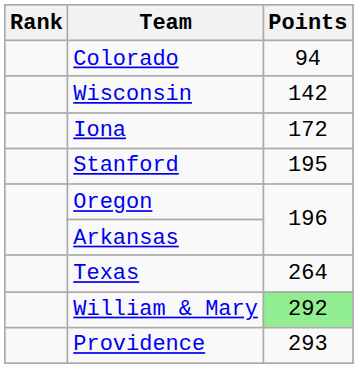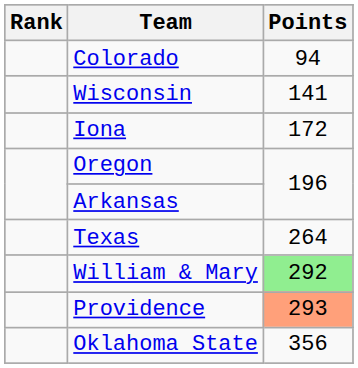(308, 94) 142 -> (308, 94) 141
- row: (126, 166)
(308, 345) no background -> (308, 309) lightsalmon background
+ row: (166, 345)
